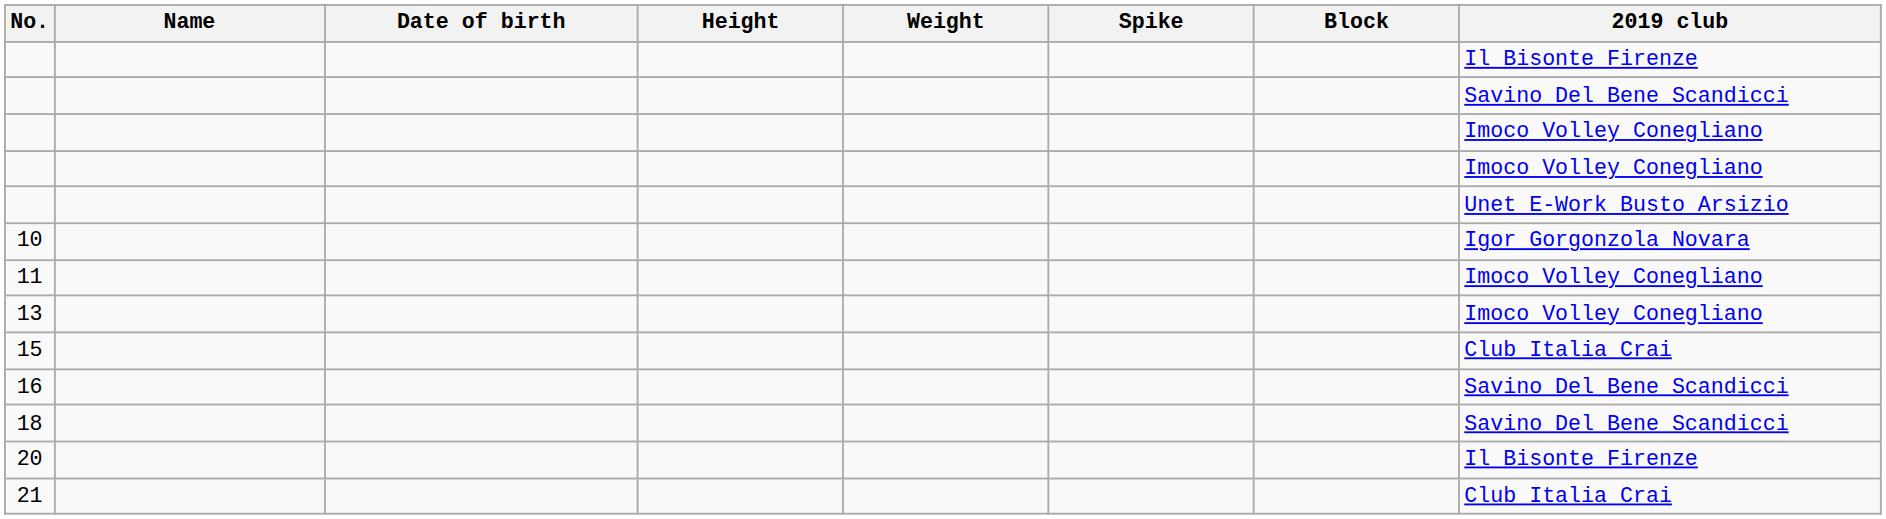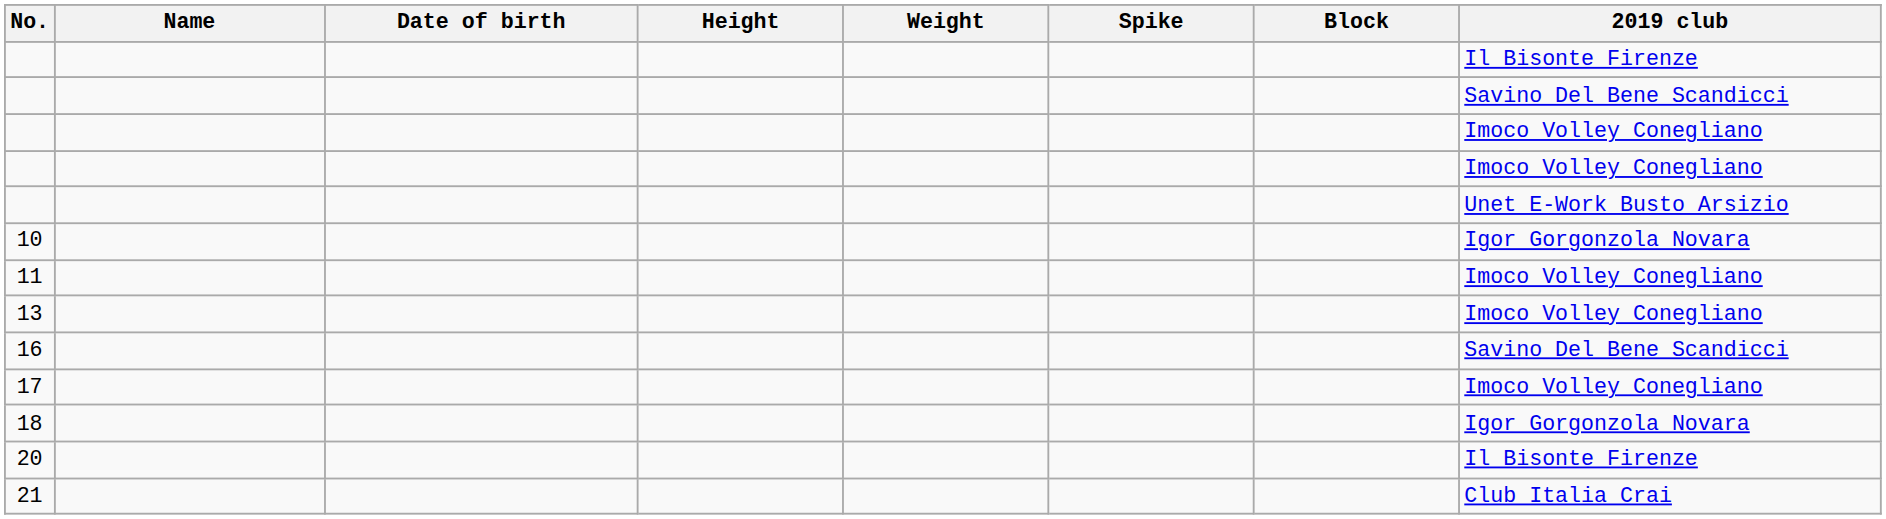- row: (30, 350)
+ row: (30, 386)
(1626, 423) Savino Del Bene Scandicci -> (1607, 423) Igor Gorgonzola Novara
